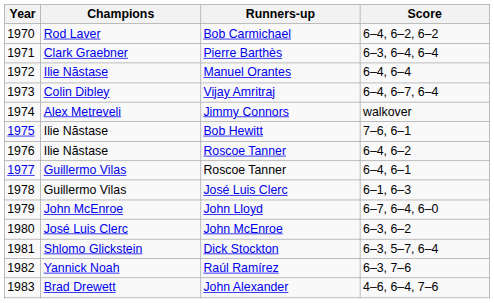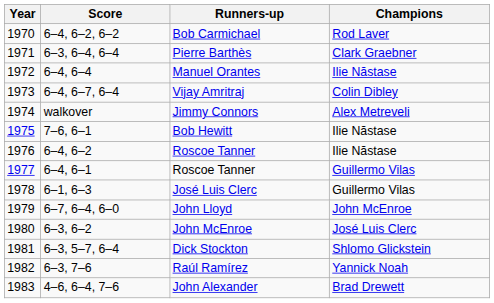columns swapped: (121, 14) <-> (425, 14)
